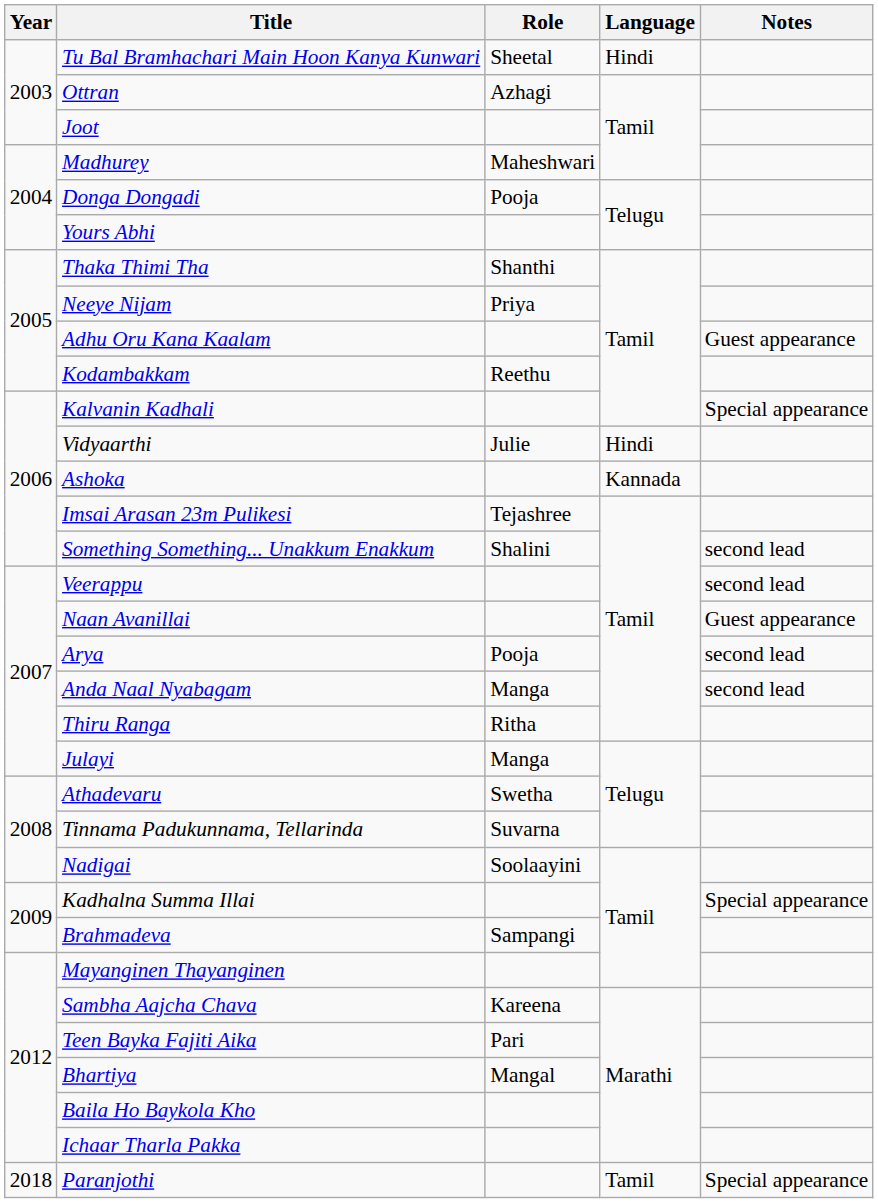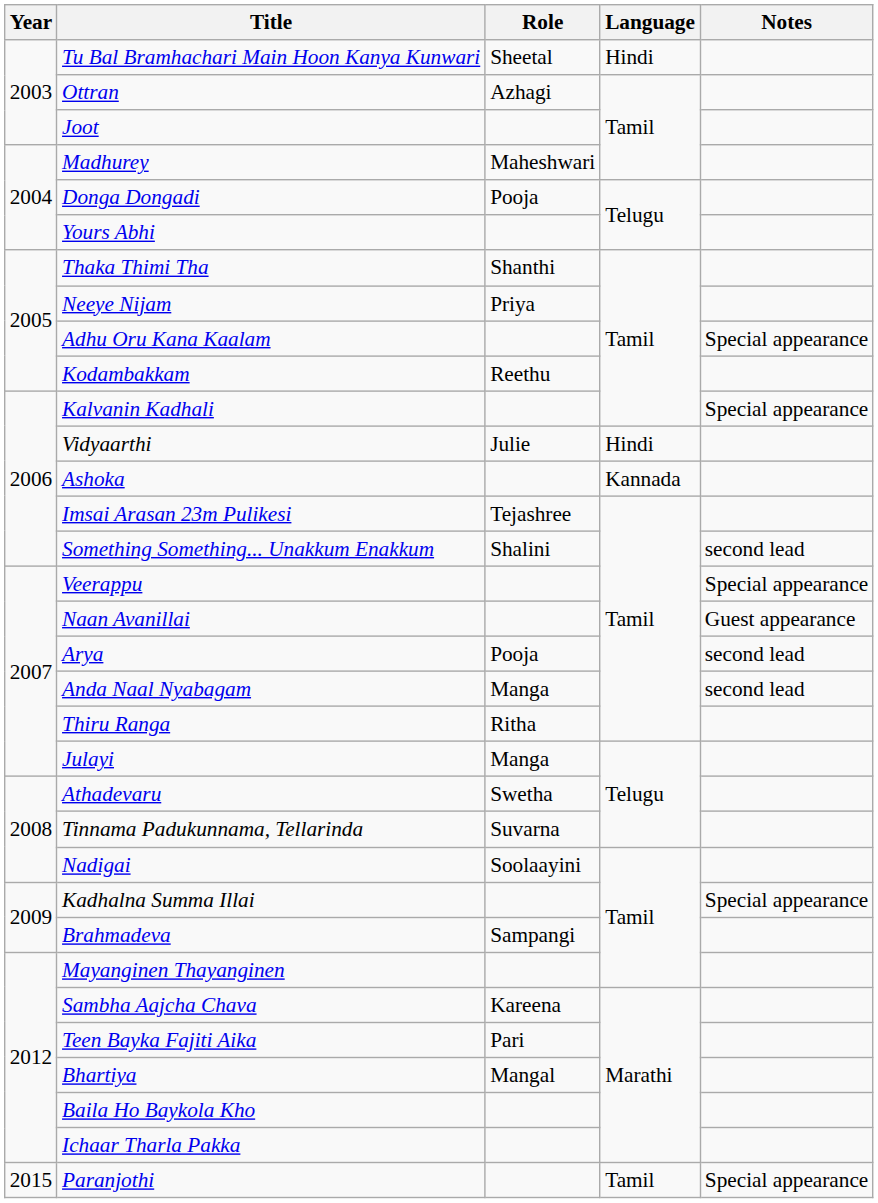(780, 338) Guest appearance -> (787, 338) Special appearance
(755, 583) second lead -> (787, 583) Special appearance
(31, 1180) 2018 -> (31, 1180) 2015
